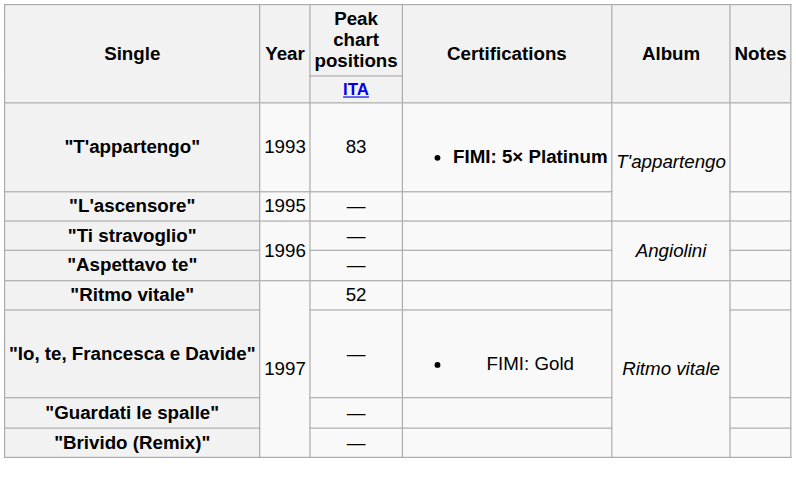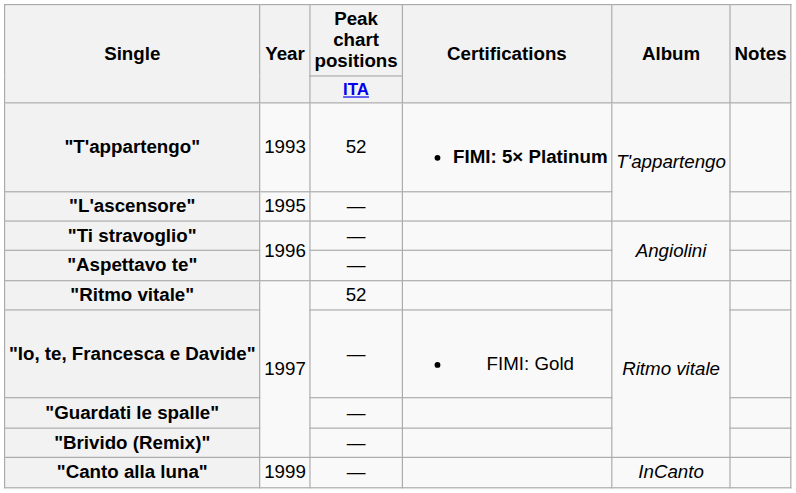(356, 147) 83 -> (356, 147) 52
+ row: (132, 472)
